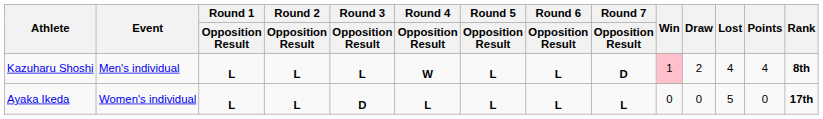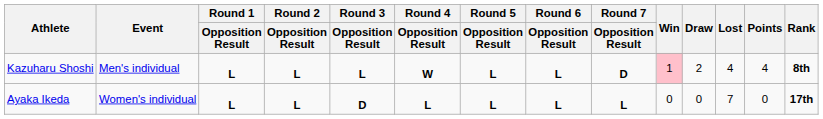(730, 99) 5 -> (730, 99) 7
